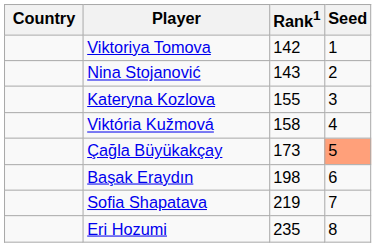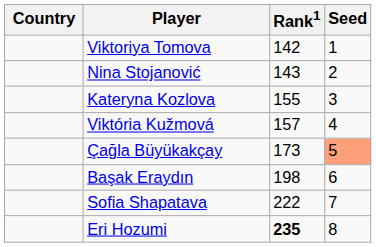(287, 125) 158 -> (287, 125) 157
(287, 203) 219 -> (287, 203) 222
(287, 228) normal -> (287, 228) bold
